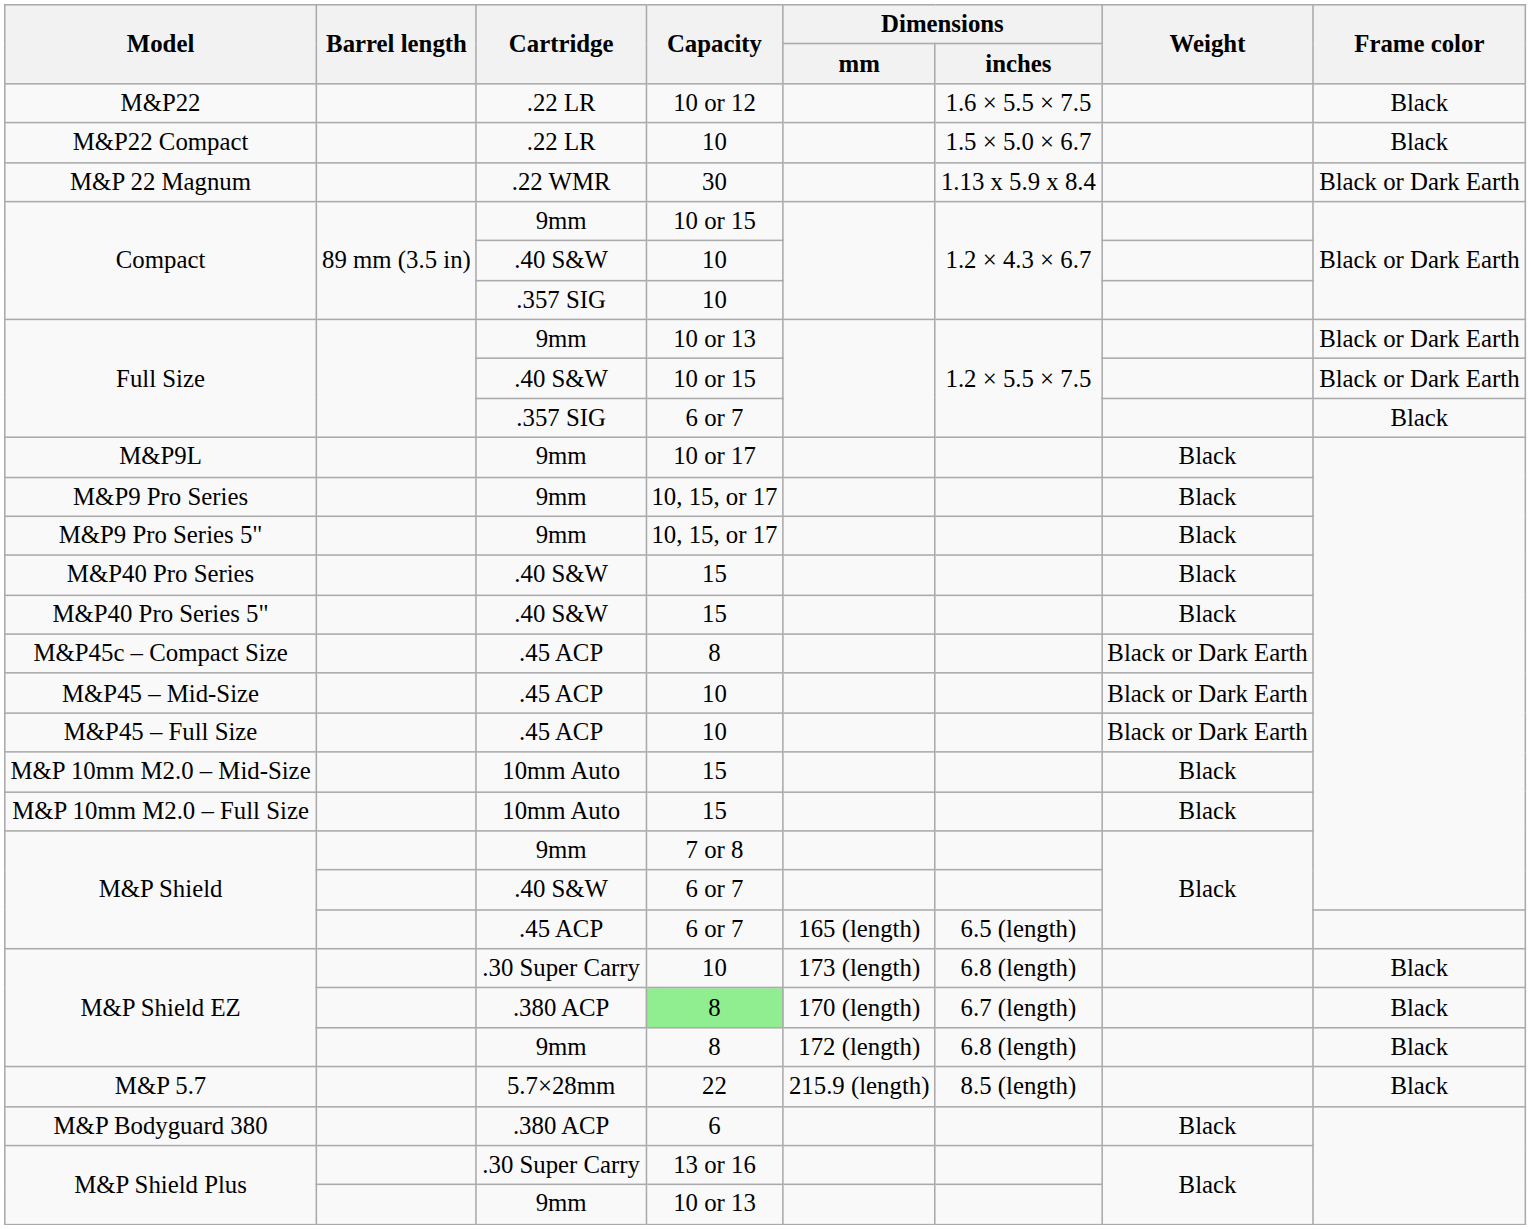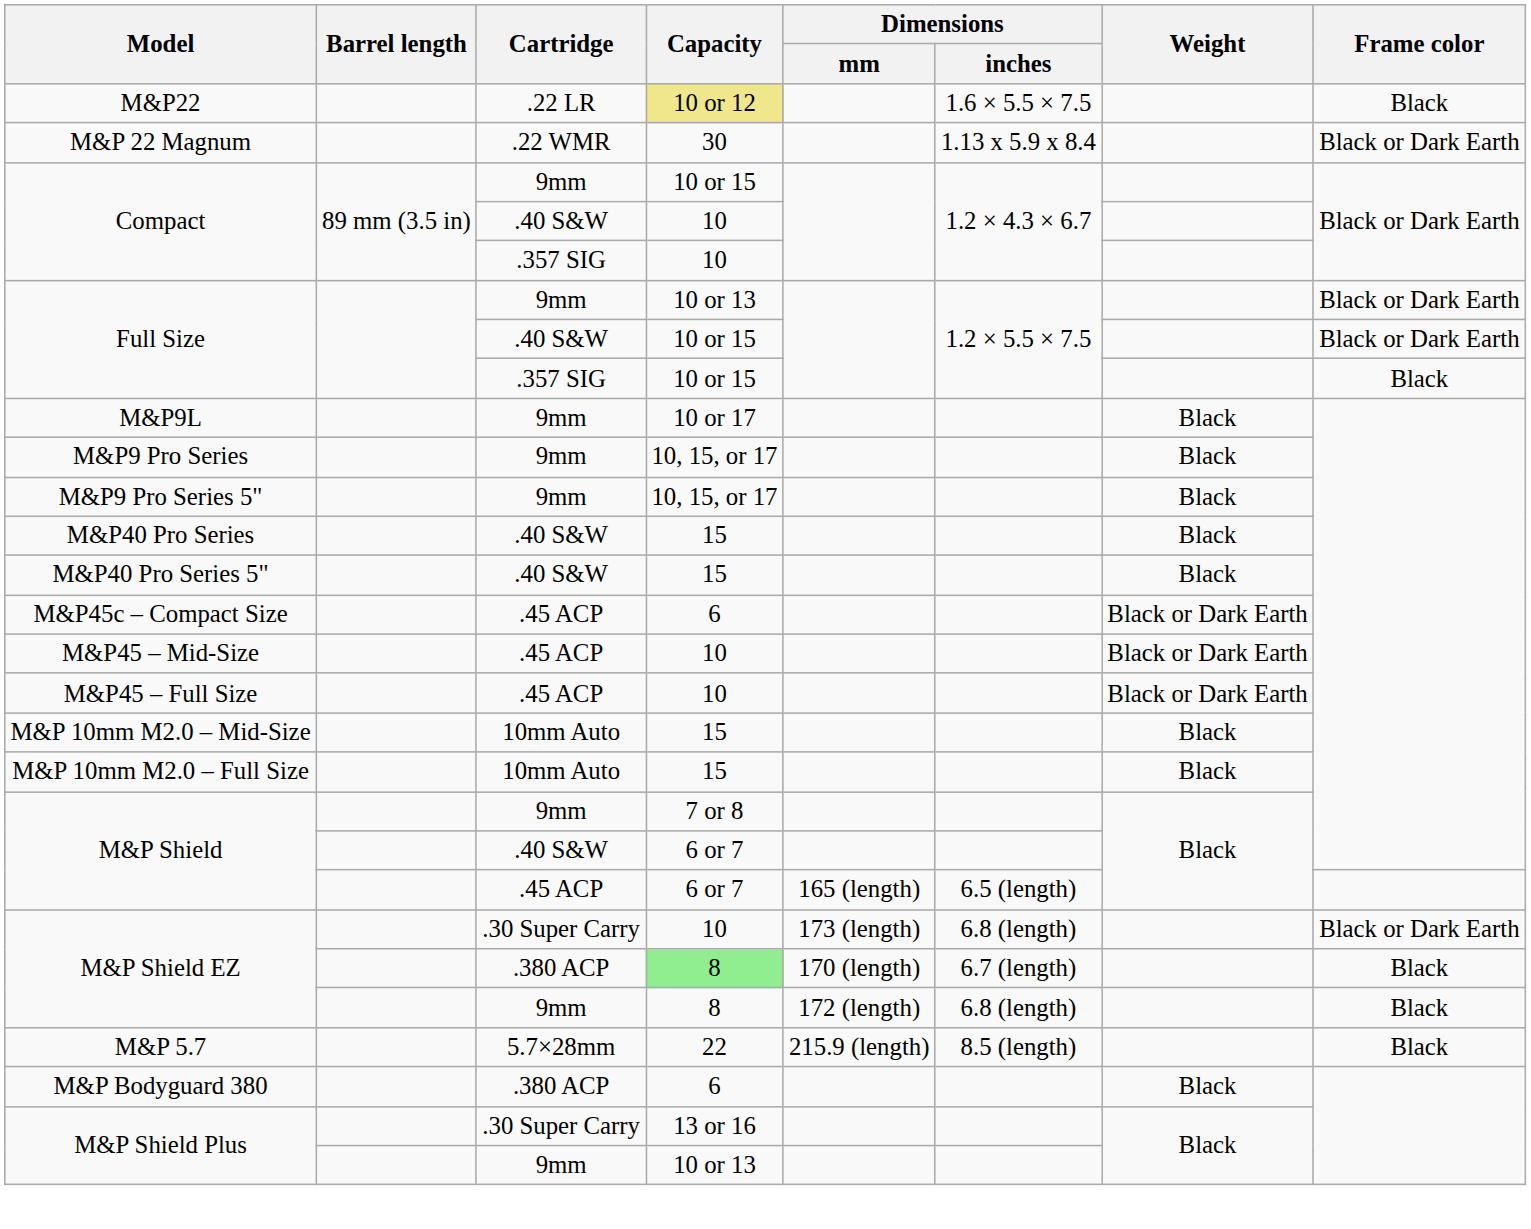(714, 102) no background -> (714, 102) khaki background
- row: (161, 142)
(714, 417) 6 or 7 -> (714, 378) 10 or 15
(714, 653) 8 -> (714, 614) 6
(1419, 968) Black -> (1419, 928) Black or Dark Earth
